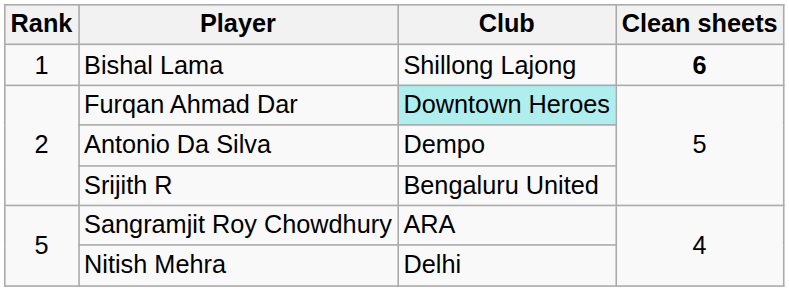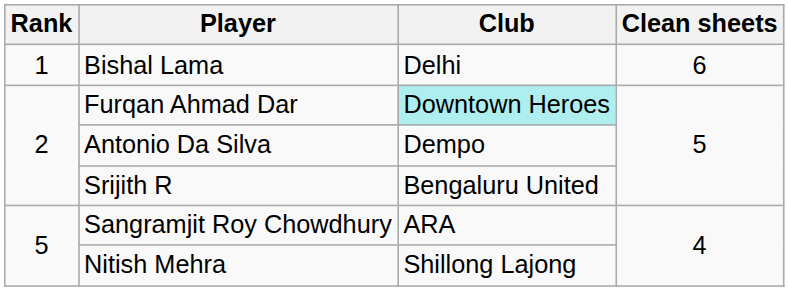(490, 64) Shillong Lajong -> (432, 64) Delhi
(700, 64) bold -> (700, 64) normal
(432, 265) Delhi -> (490, 265) Shillong Lajong
